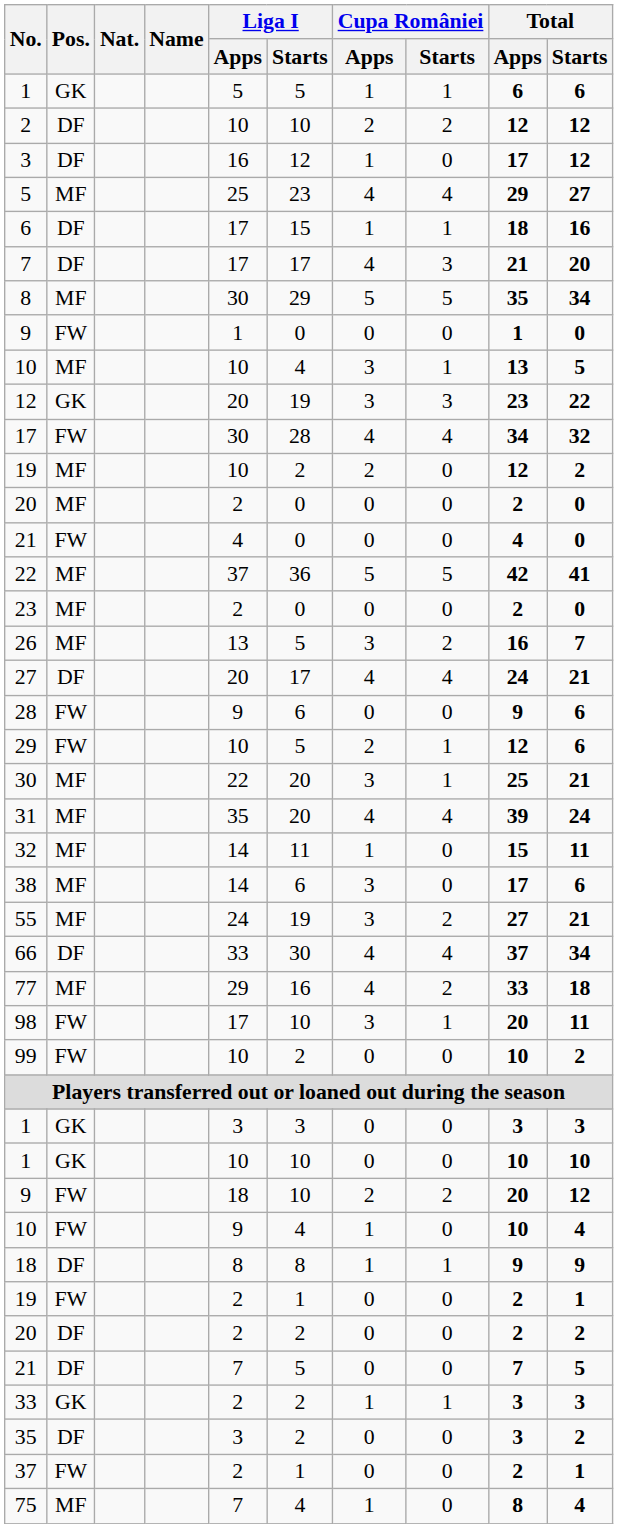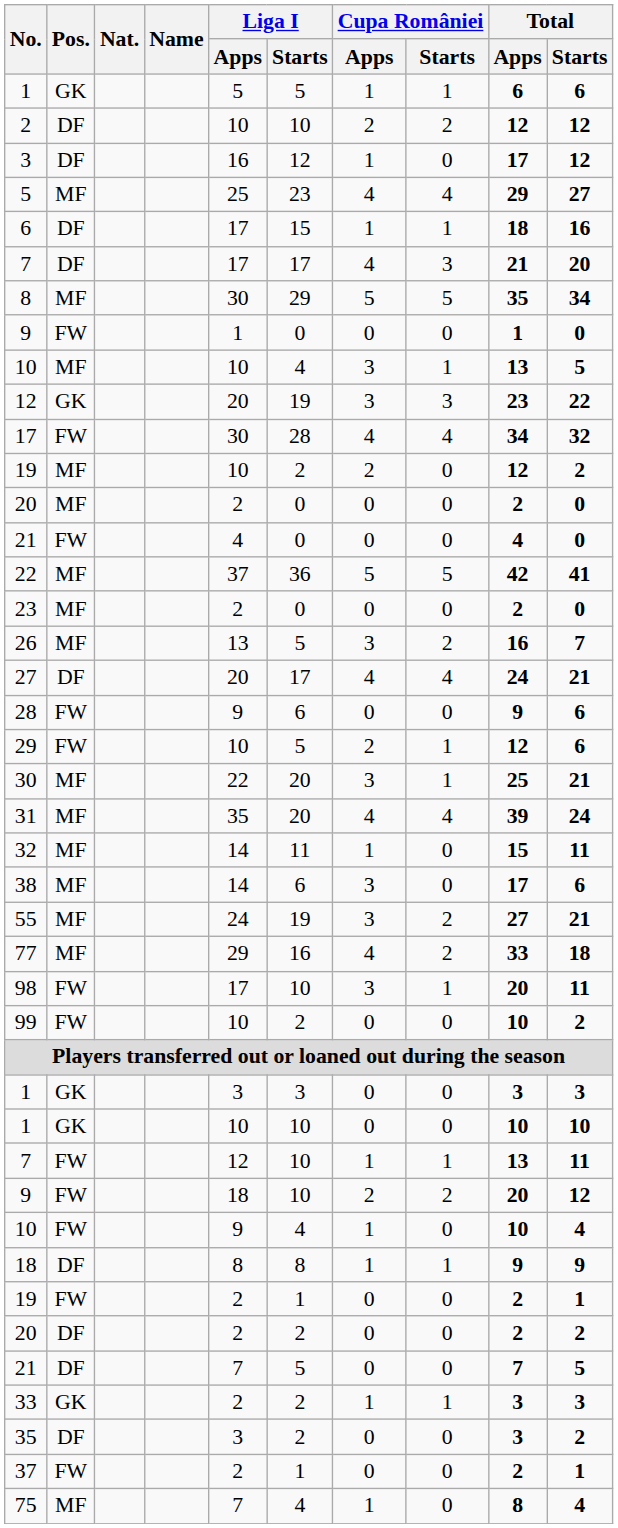- row: (26, 953)
+ row: (26, 1160)
